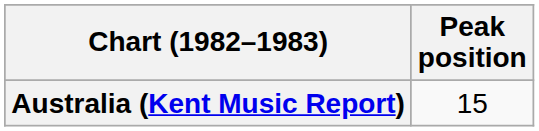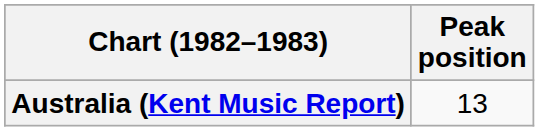(472, 102) 15 -> (472, 102) 13
